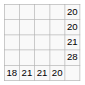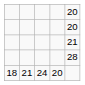(42, 73) 21 -> (42, 73) 24
